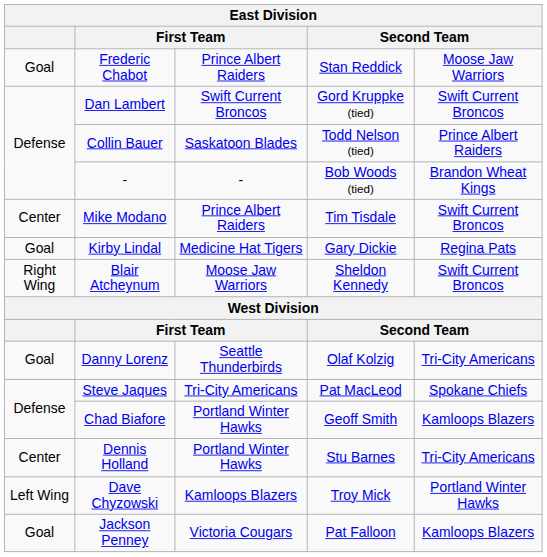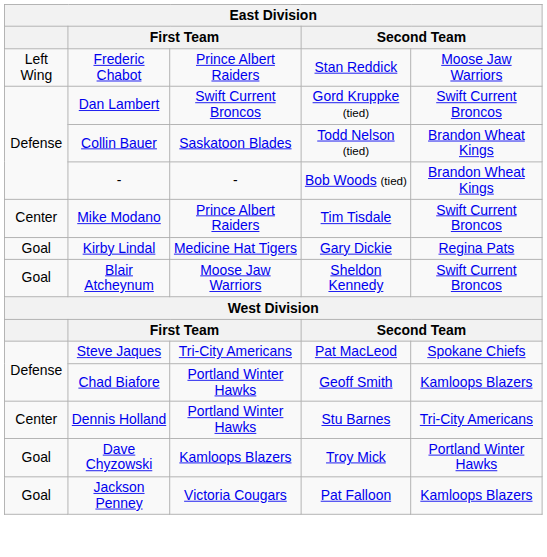(40, 67) Goal -> (36, 67) Left Wing
(478, 142) Prince Albert Raiders -> (476, 142) Brandon Wheat Kings
(40, 278) Right Wing -> (36, 278) Goal
- row: (125, 360)
(39, 495) Left Wing -> (36, 457) Goal
